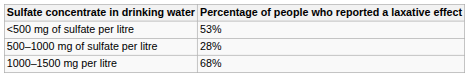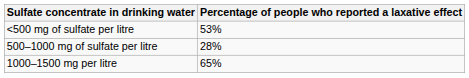(211, 64) 68% -> (211, 64) 65%
